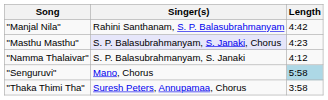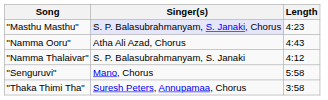- row: (34, 27)
+ row: (39, 42)
(298, 73) lightblue background -> (295, 73) no background
